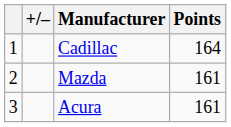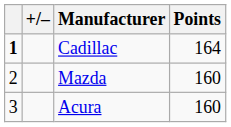(13, 48) normal -> (13, 48) bold
(208, 77) 161 -> (208, 77) 160
(208, 107) 161 -> (208, 107) 160
